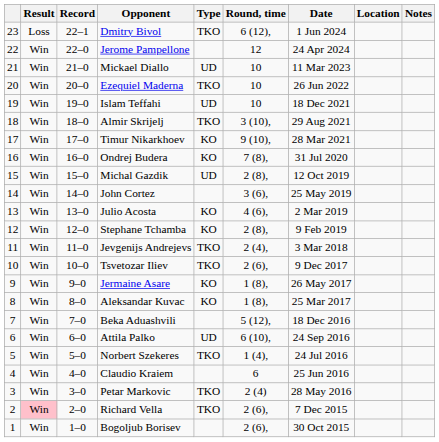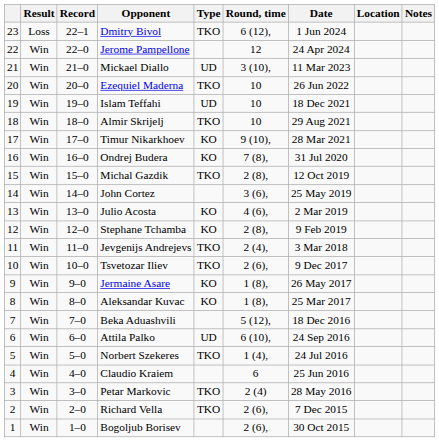(256, 67) 10 -> (256, 67) 3 (10),
(256, 121) 3 (10), -> (256, 121) 10
(209, 175) UD -> (209, 175) TKO
(39, 409) pink background -> (39, 409) no background
